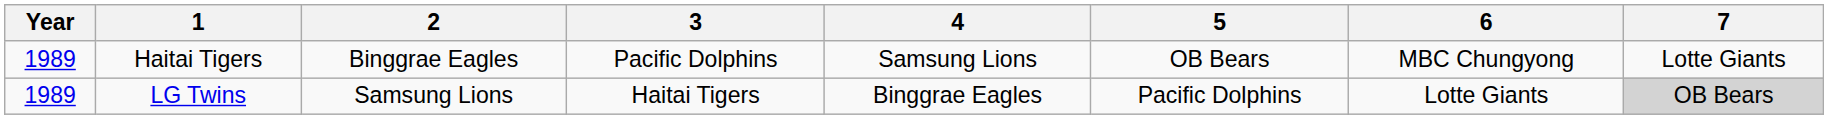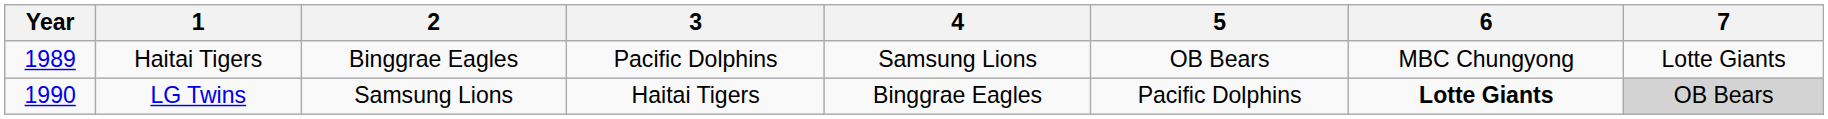(50, 95) 1989 -> (50, 95) 1990
(1486, 95) normal -> (1486, 95) bold
